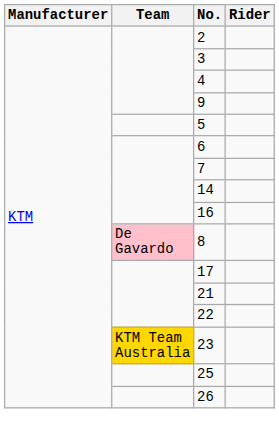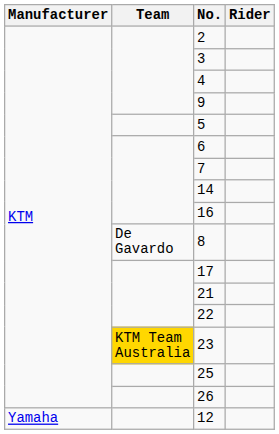(144, 243) pink background -> (144, 243) no background
+ row: (205, 419)
